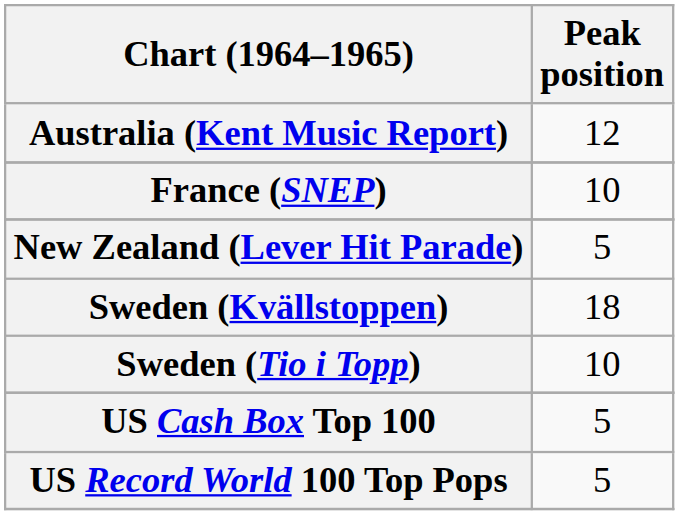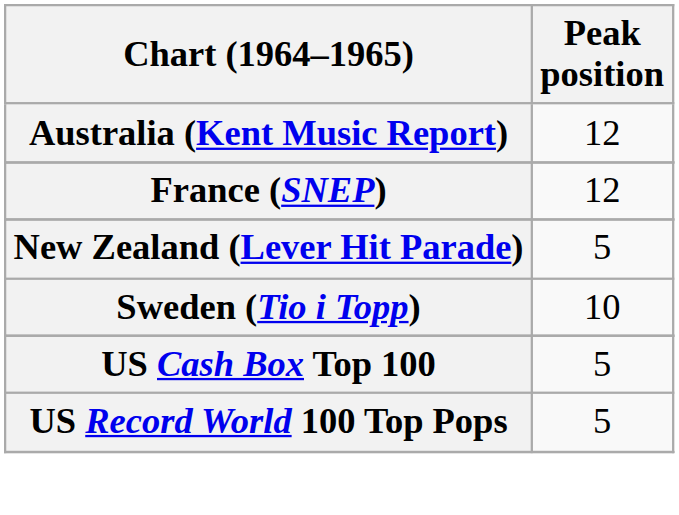(602, 190) 10 -> (602, 190) 12
- row: (269, 305)
